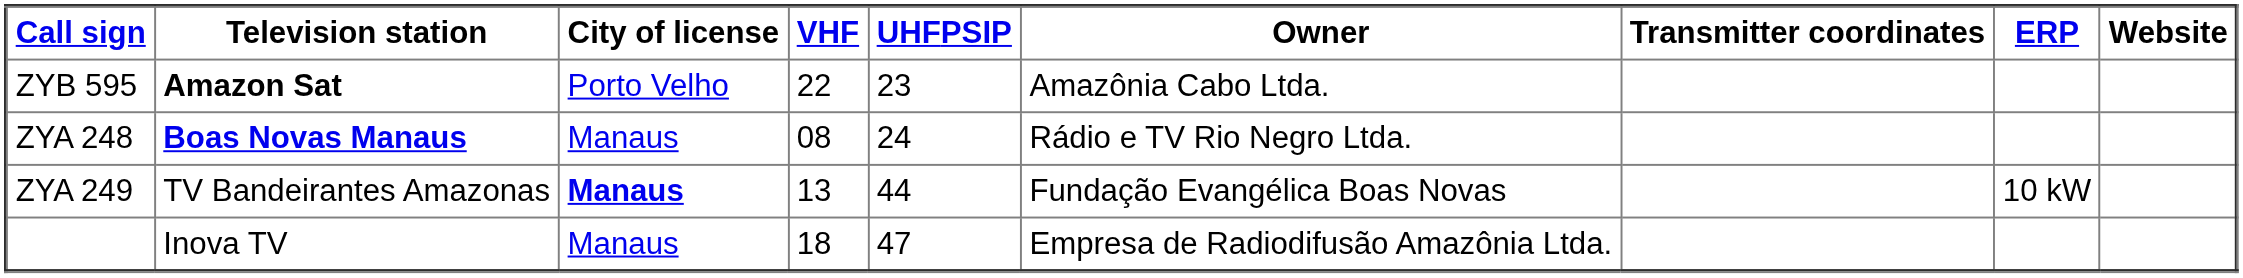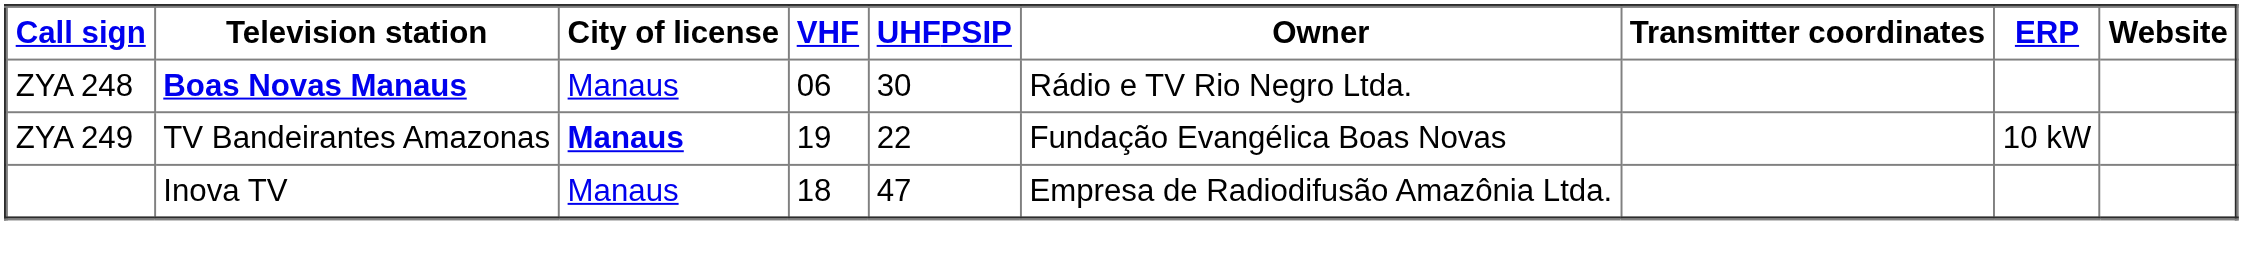- row: (76, 85)
(814, 138) 08 -> (814, 85) 06
(894, 138) 24 -> (894, 85) 30
(814, 190) 13 -> (814, 138) 19
(894, 190) 44 -> (894, 138) 22
